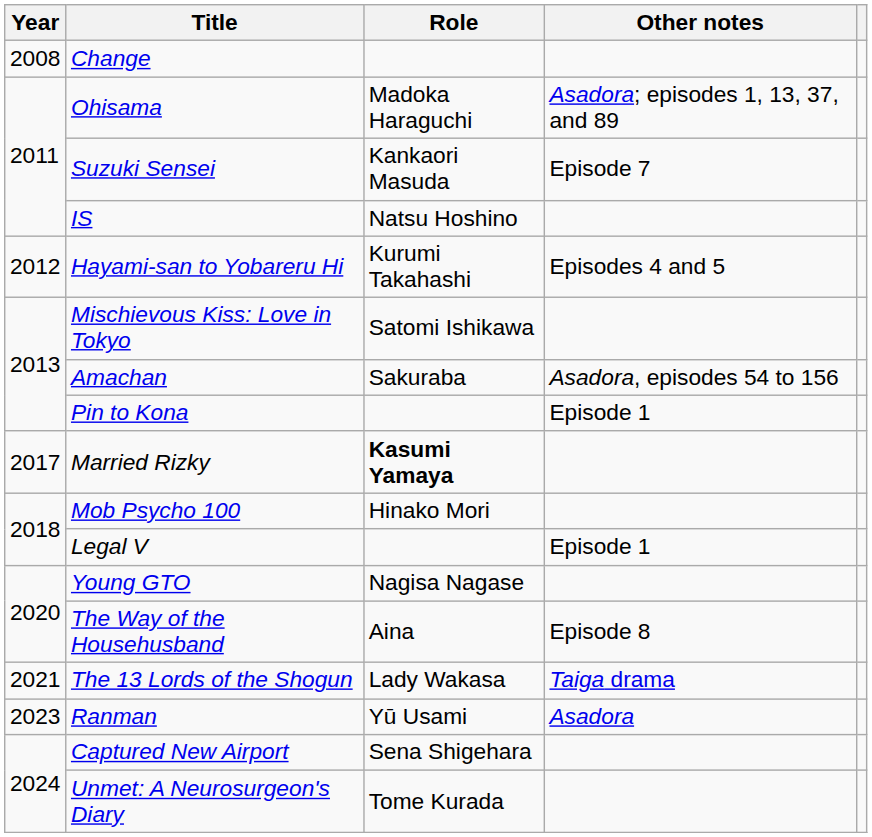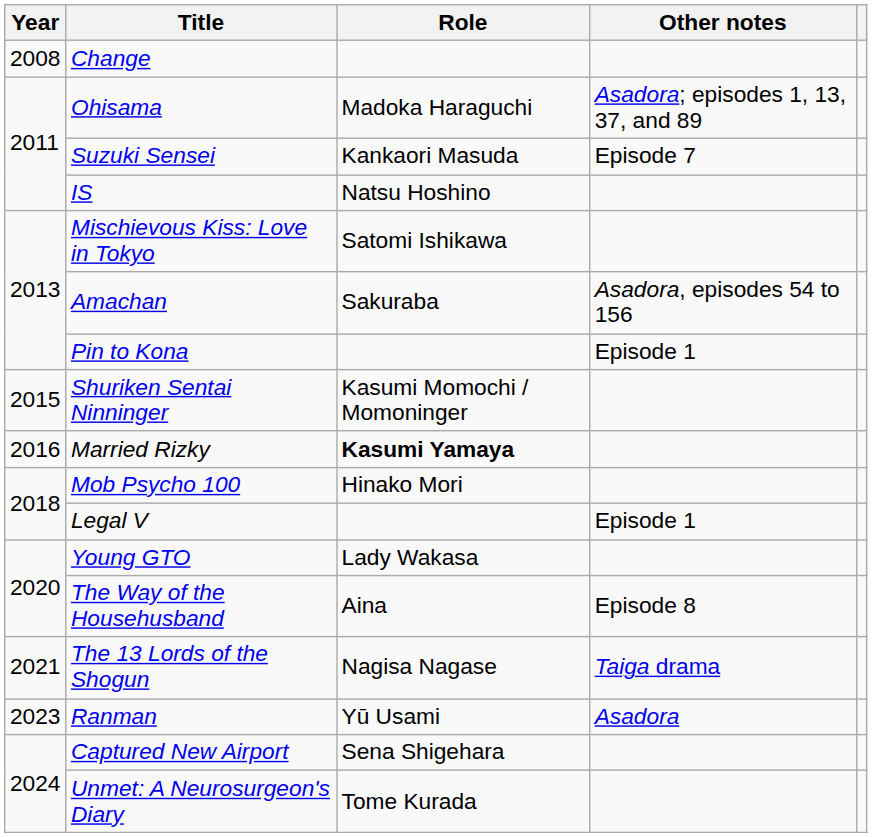- row: (207, 266)
+ row: (151, 400)
(35, 461) 2017 -> (35, 449) 2016
(446, 582) Nagisa Nagase -> (410, 557) Lady Wakasa
(437, 680) Lady Wakasa -> (419, 667) Nagisa Nagase
